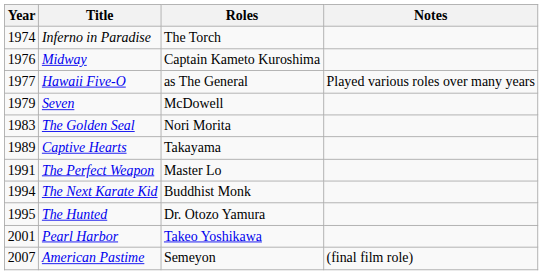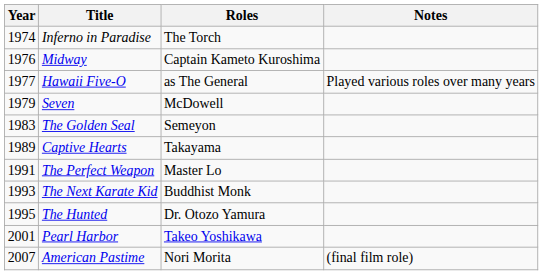(197, 125) Nori Morita -> (190, 125) Semeyon
(22, 192) 1994 -> (22, 192) 1993
(190, 258) Semeyon -> (197, 258) Nori Morita
